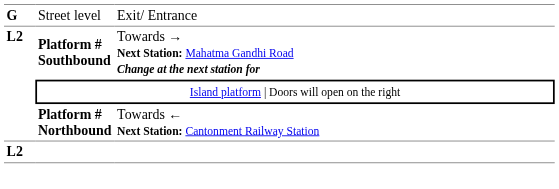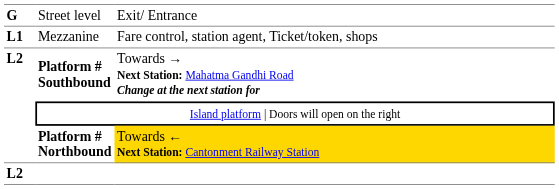+ row: (68, 37)
(218, 122) no background -> (218, 144) gold background
